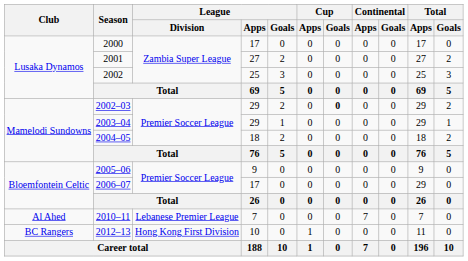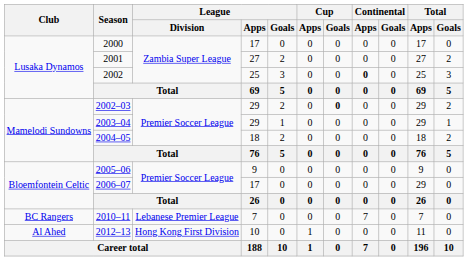(365, 75) normal -> (365, 75) bold
(49, 216) Al Ahed -> (49, 216) BC Rangers
(49, 232) BC Rangers -> (49, 232) Al Ahed
